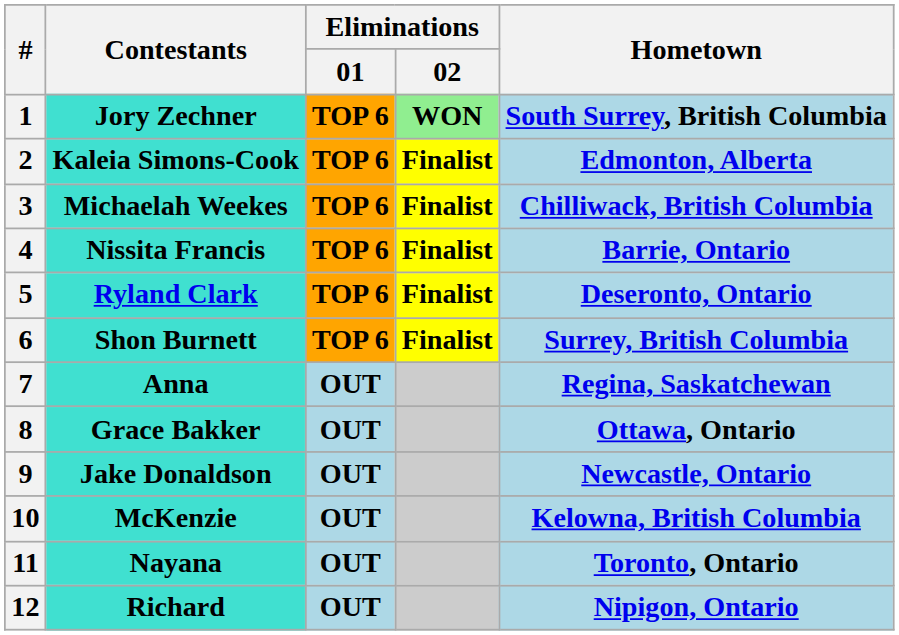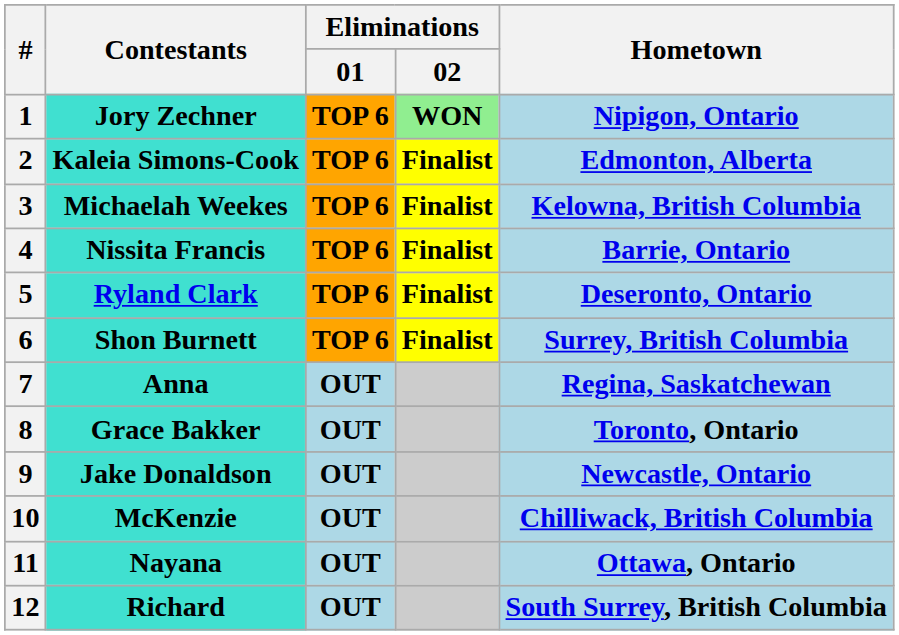(696, 116) South Surrey, British Columbia -> (696, 116) Nipigon, Ontario
(696, 205) Chilliwack, British Columbia -> (696, 205) Kelowna, British Columbia
(696, 428) Ottawa, Ontario -> (696, 428) Toronto, Ontario
(696, 518) Kelowna, British Columbia -> (696, 518) Chilliwack, British Columbia
(696, 562) Toronto, Ontario -> (696, 562) Ottawa, Ontario
(696, 607) Nipigon, Ontario -> (696, 607) South Surrey, British Columbia
